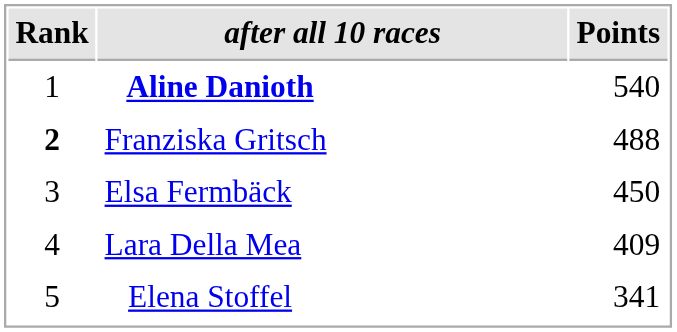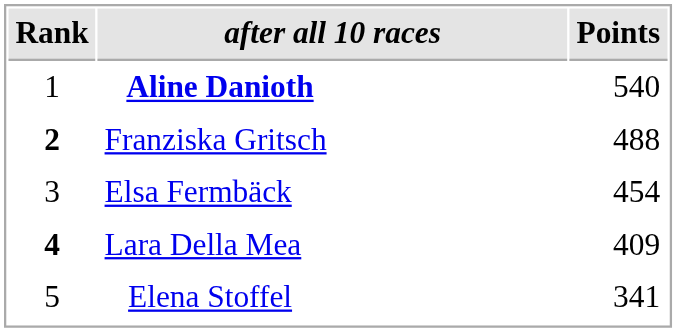(637, 192) 450 -> (637, 192) 454
(52, 245) normal -> (52, 245) bold
